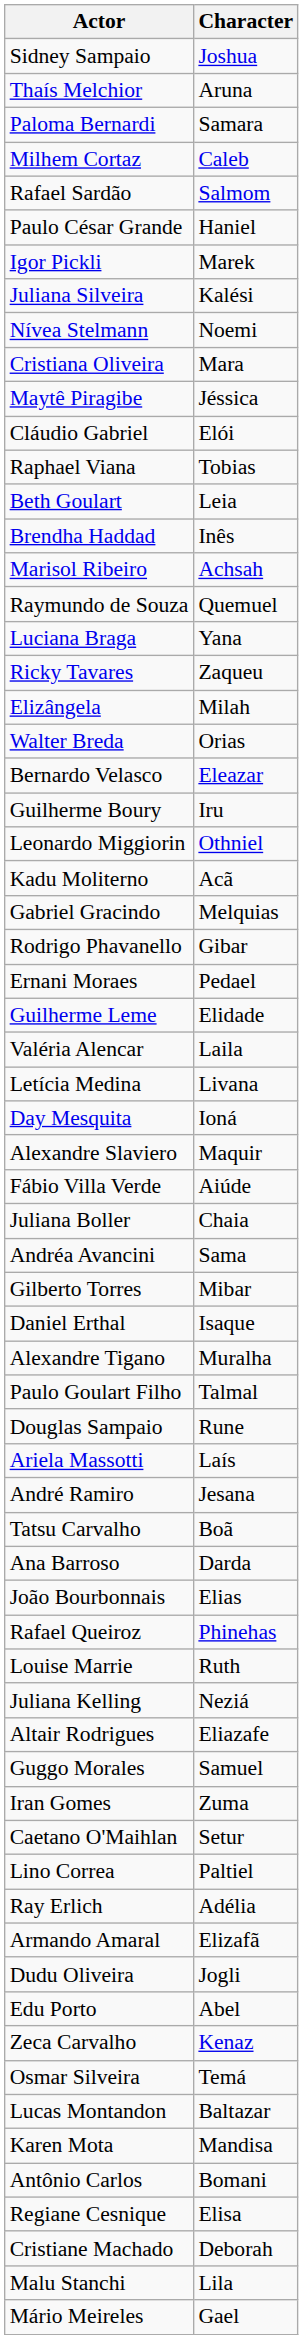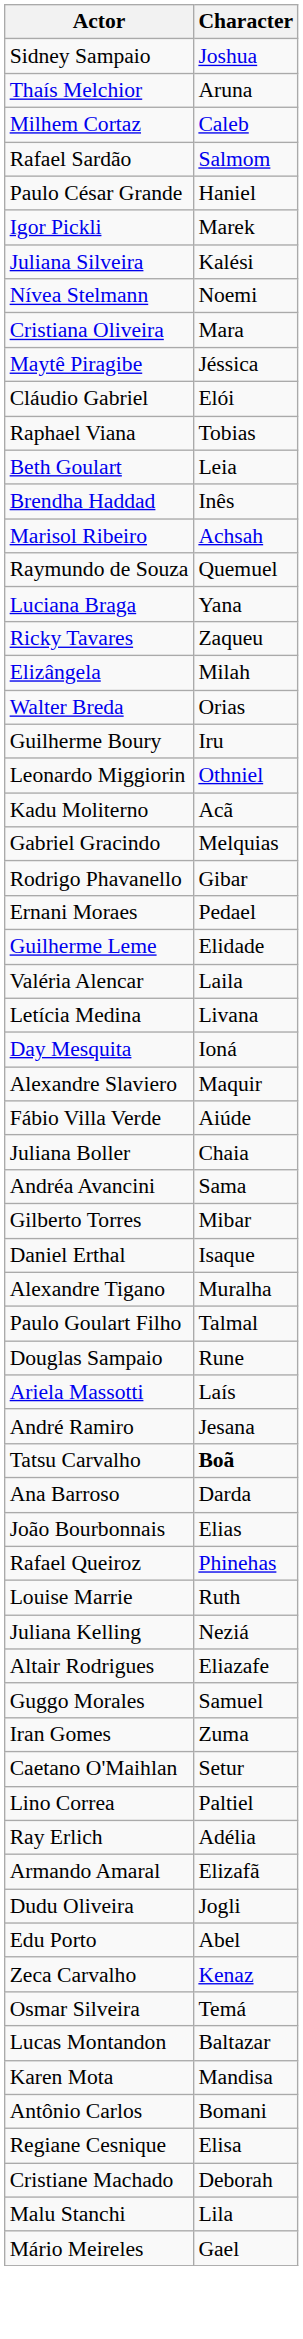- row: (83, 124)
- row: (86, 775)
(216, 1528) normal -> (216, 1460) bold
